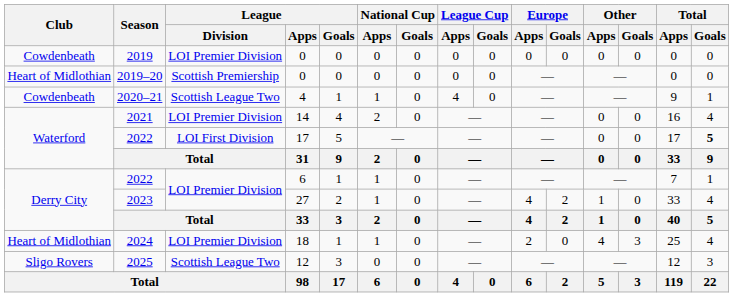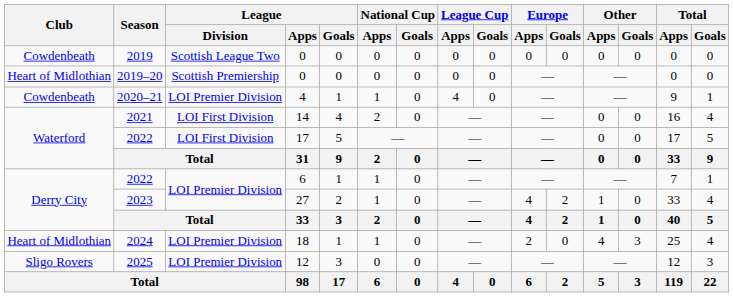(225, 55) LOI Premier Division -> (225, 55) Scottish League Two
(225, 96) Scottish League Two -> (225, 96) LOI Premier Division
(225, 117) LOI Premier Division -> (225, 117) LOI First Division
(710, 138) bold -> (710, 138) normal
(225, 261) Scottish League Two -> (225, 261) LOI Premier Division
